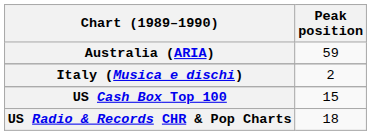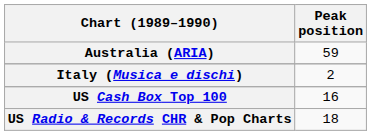(331, 97) 15 -> (331, 97) 16
